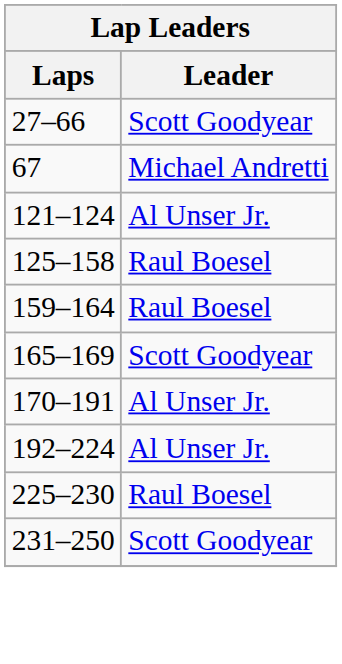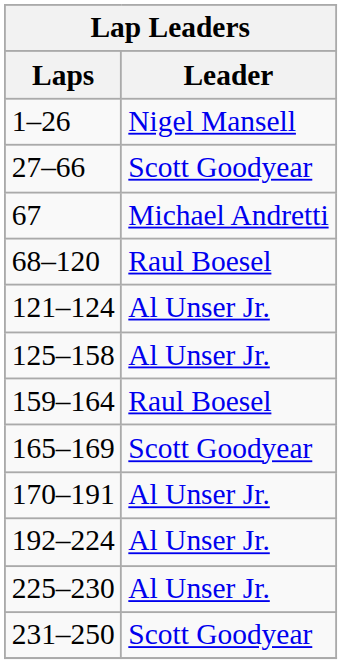+ row: (41, 121)
+ row: (56, 261)
(200, 261) Raul Boesel -> (199, 354) Al Unser Jr.
(200, 494) Raul Boesel -> (199, 588) Al Unser Jr.
